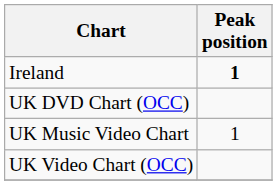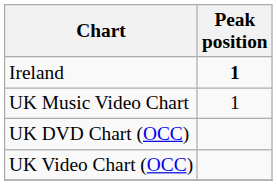rows swapped: (99, 133) <-> (99, 103)
